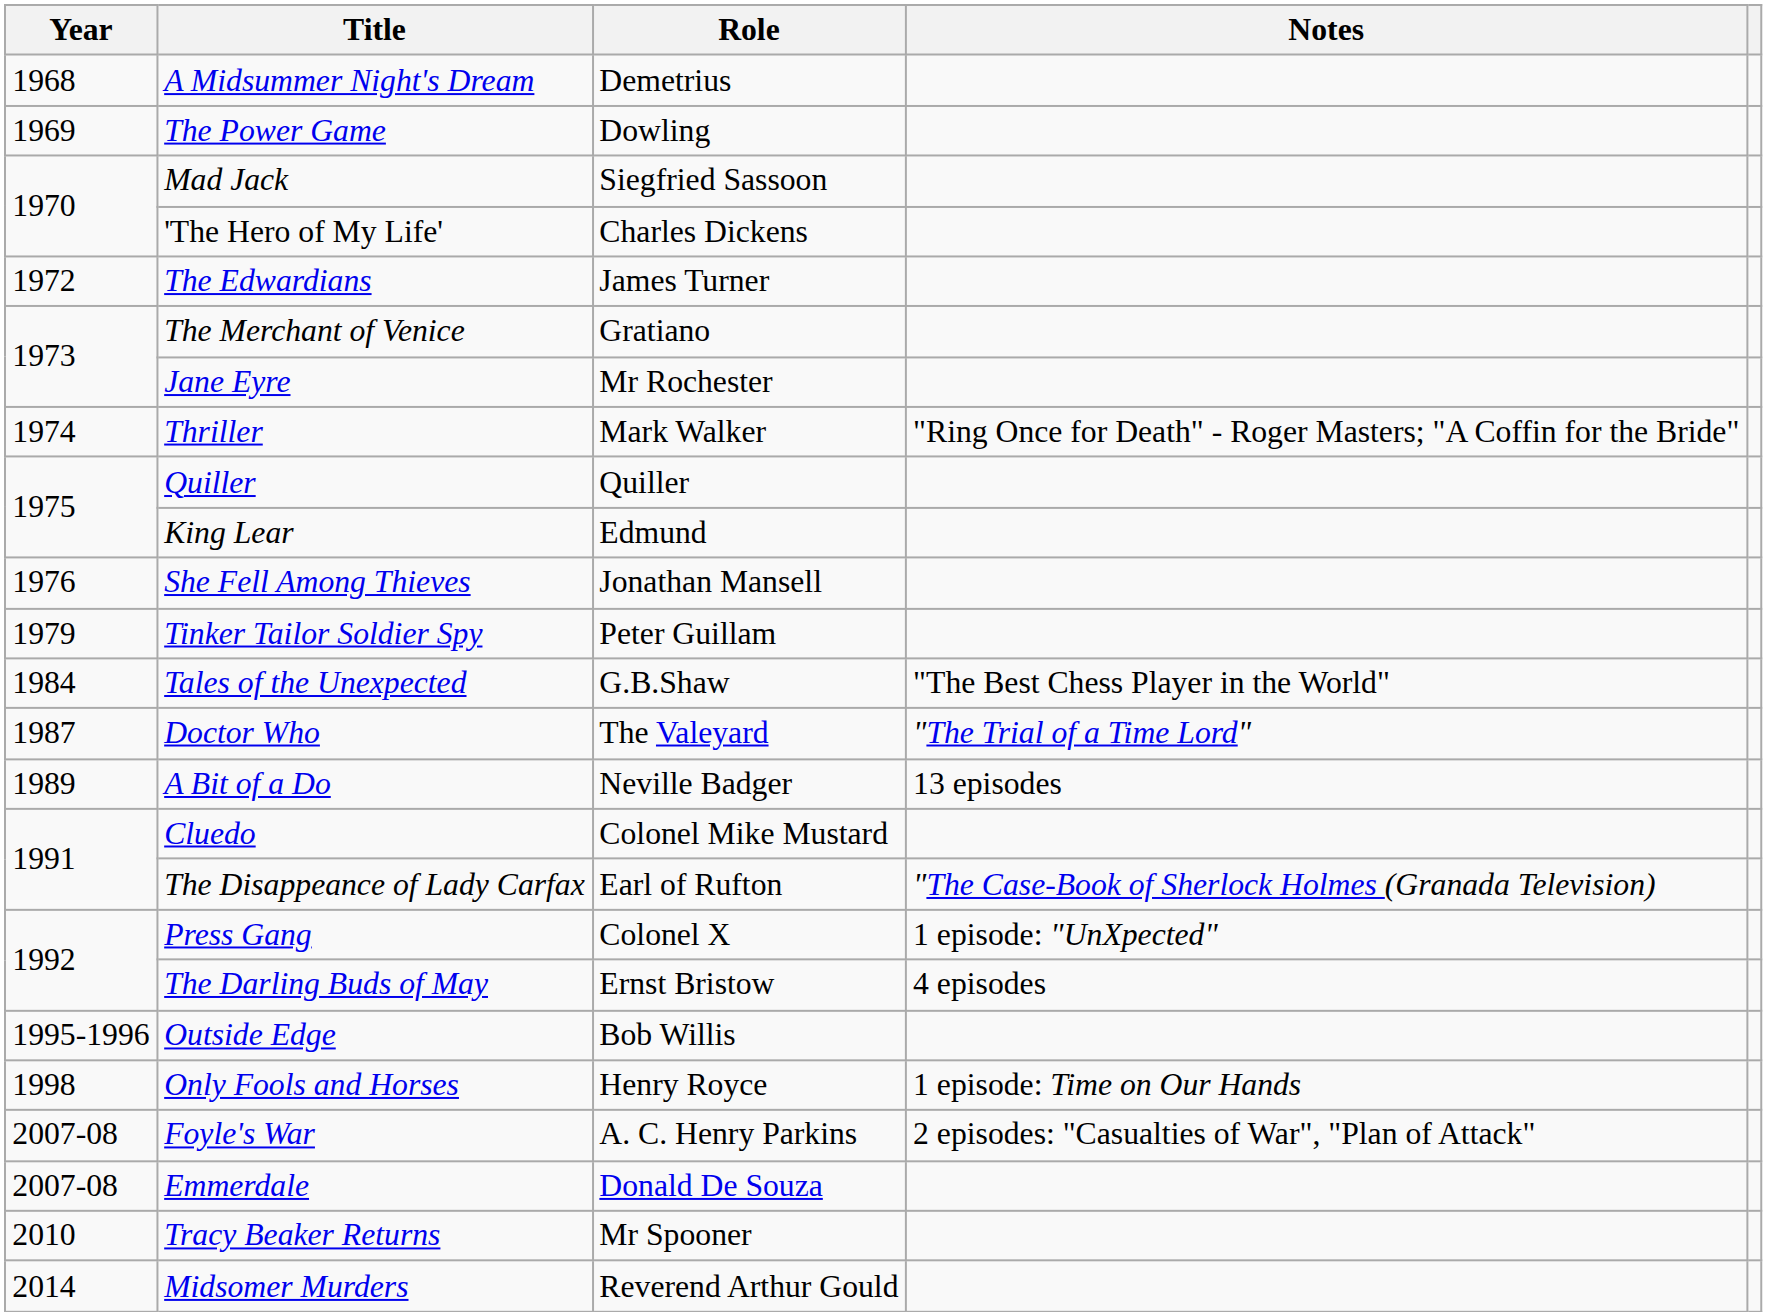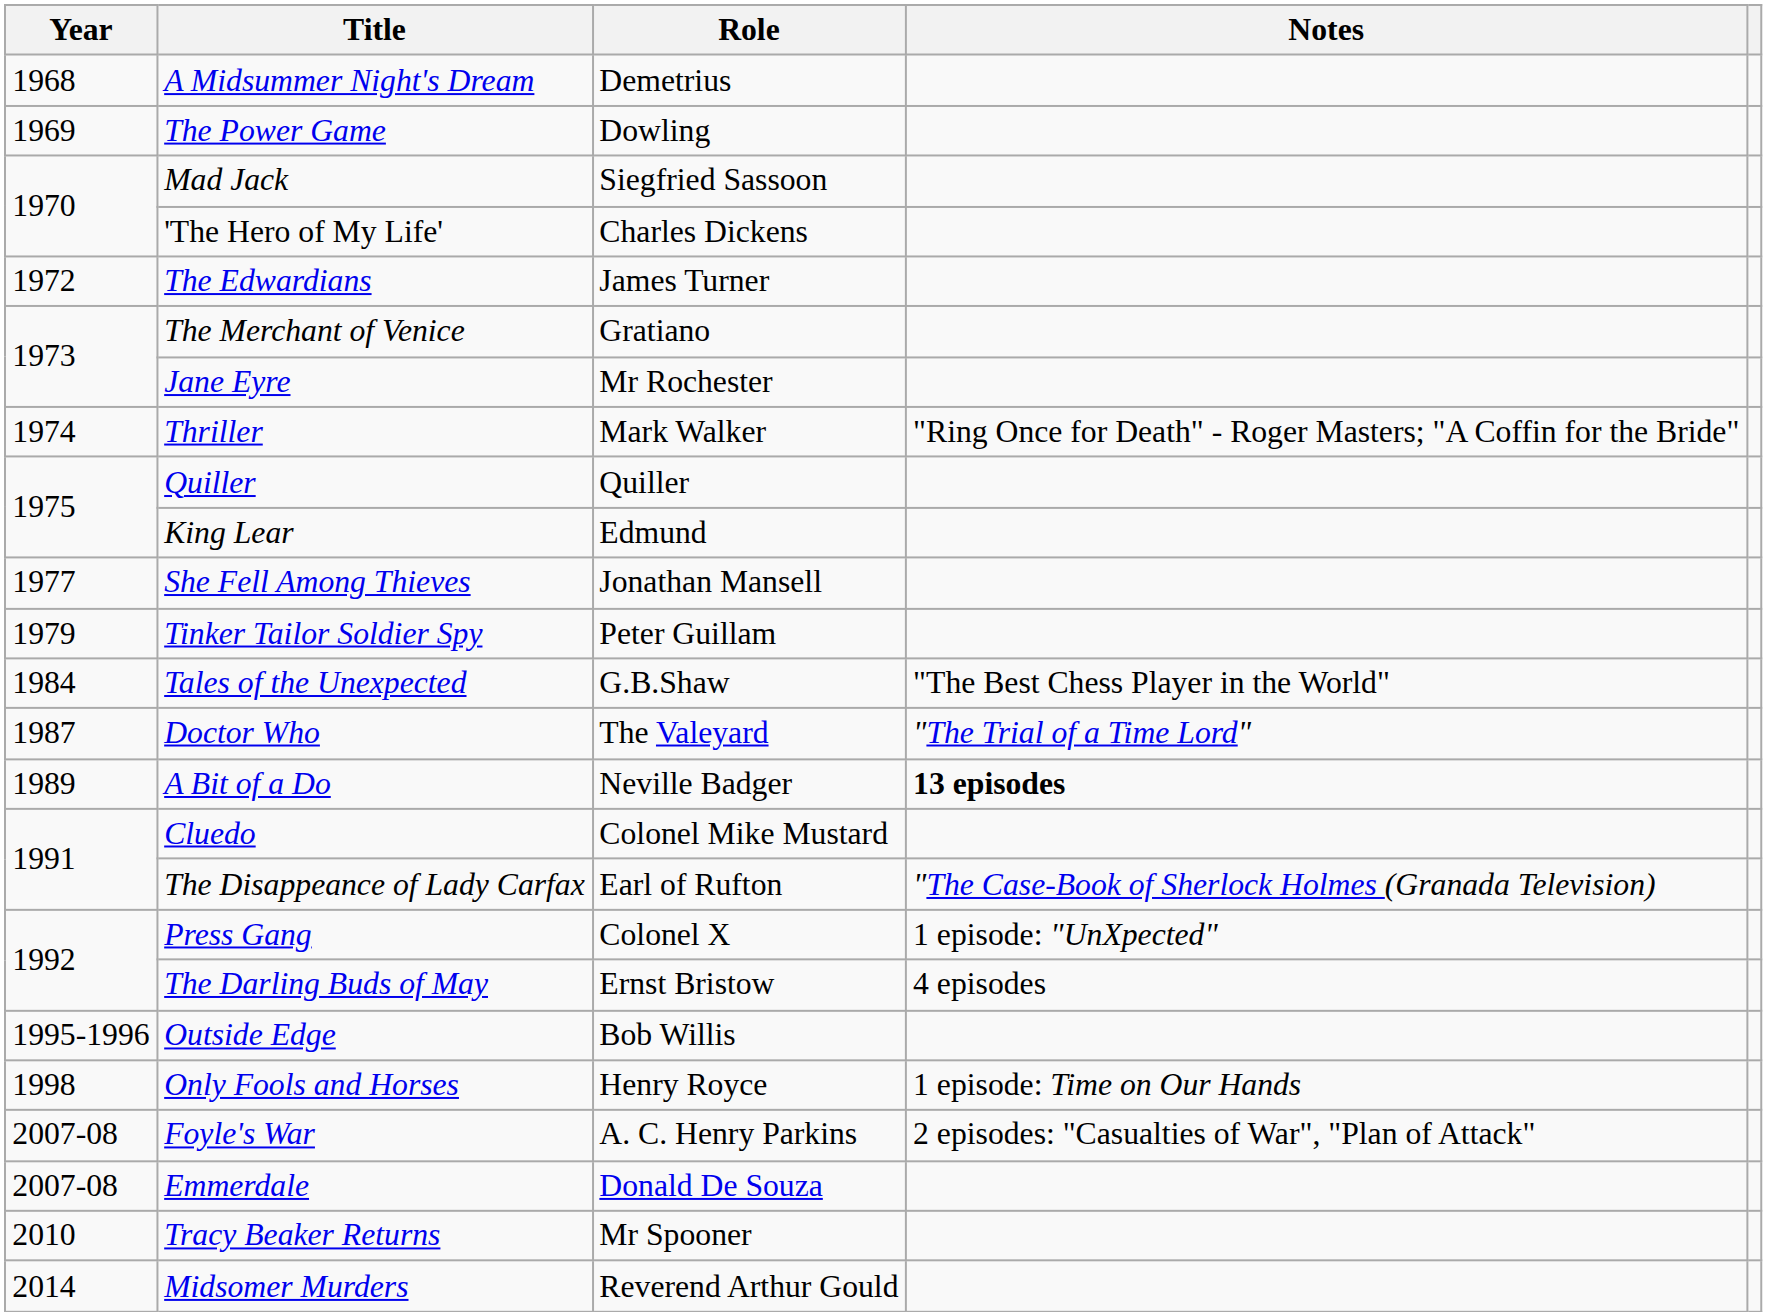(44, 582) 1976 -> (44, 582) 1977
(987, 783) normal -> (989, 783) bold
